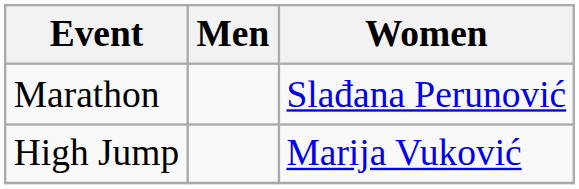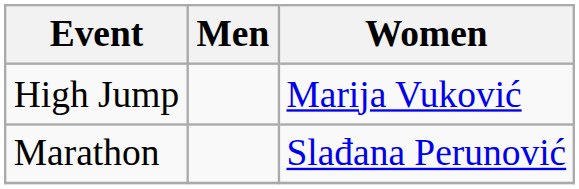rows swapped: (87, 93) <-> (96, 152)
